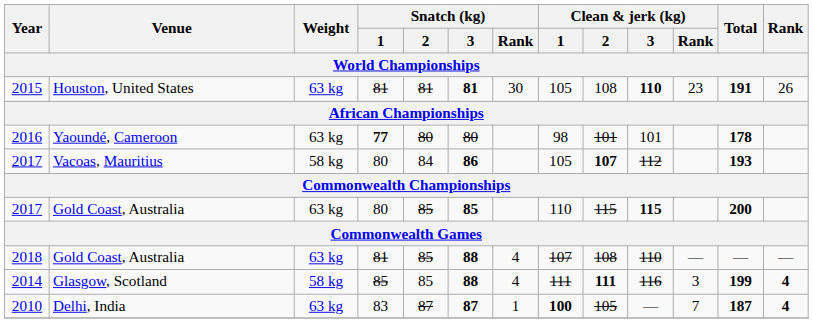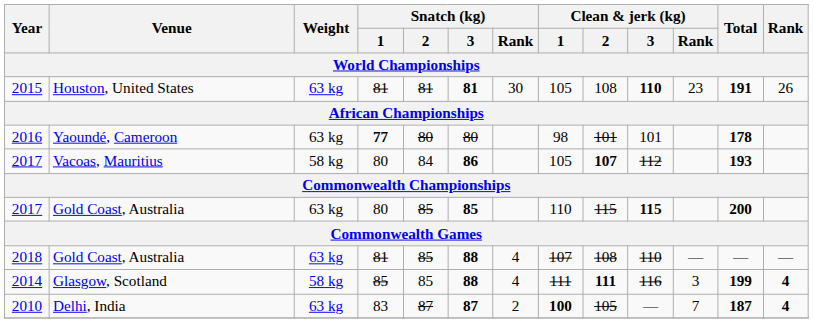(516, 305) 1 -> (516, 305) 2
